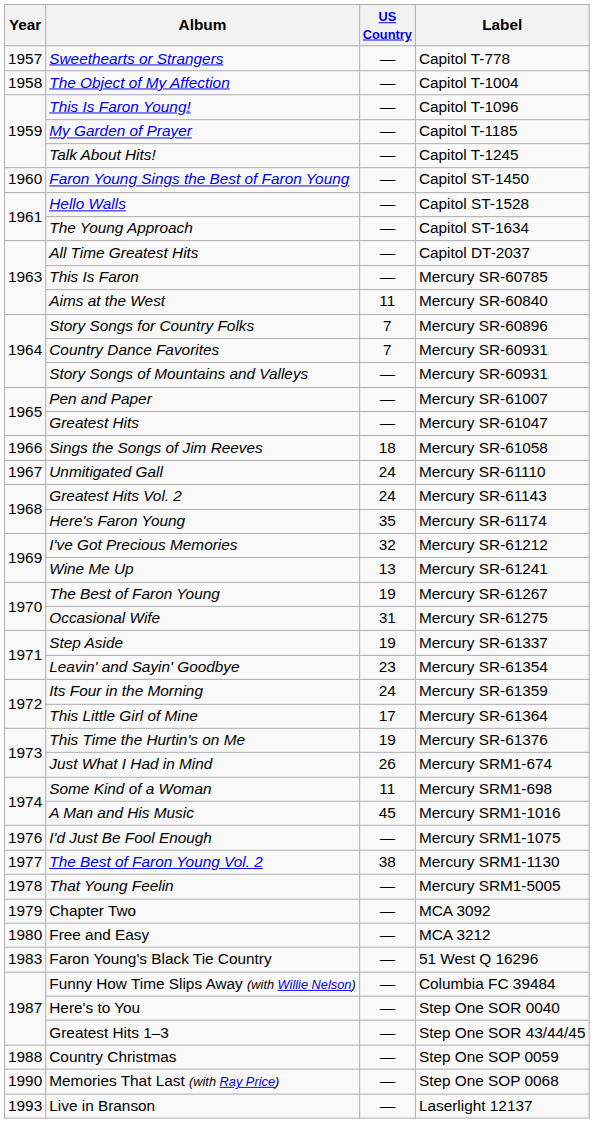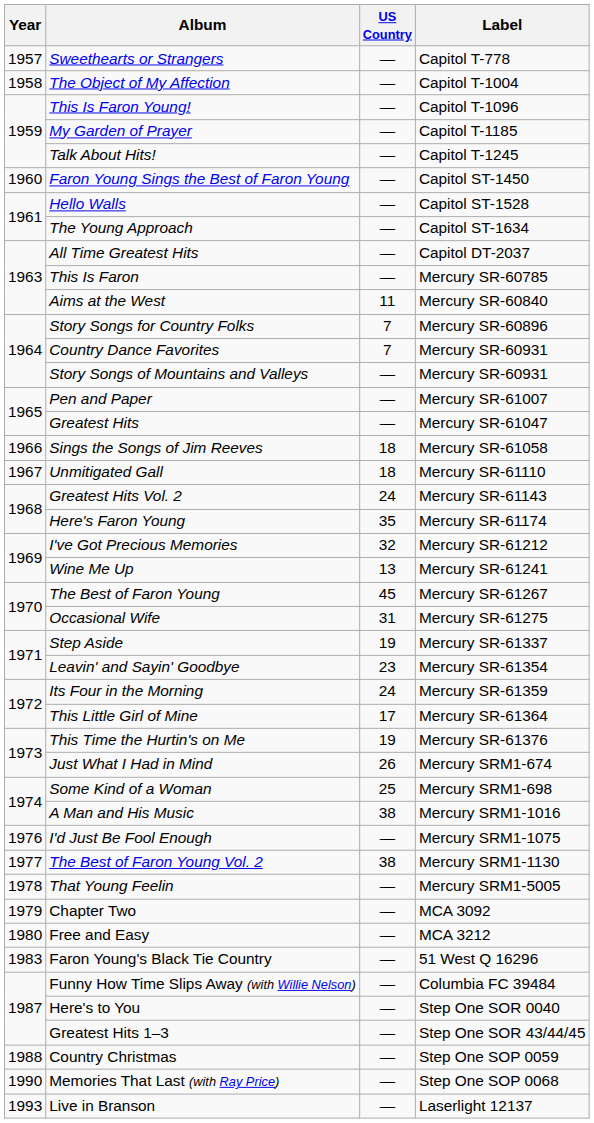(387, 472) 24 -> (387, 472) 18
(387, 594) 19 -> (387, 594) 45
(387, 789) 11 -> (387, 789) 25
(387, 813) 45 -> (387, 813) 38
